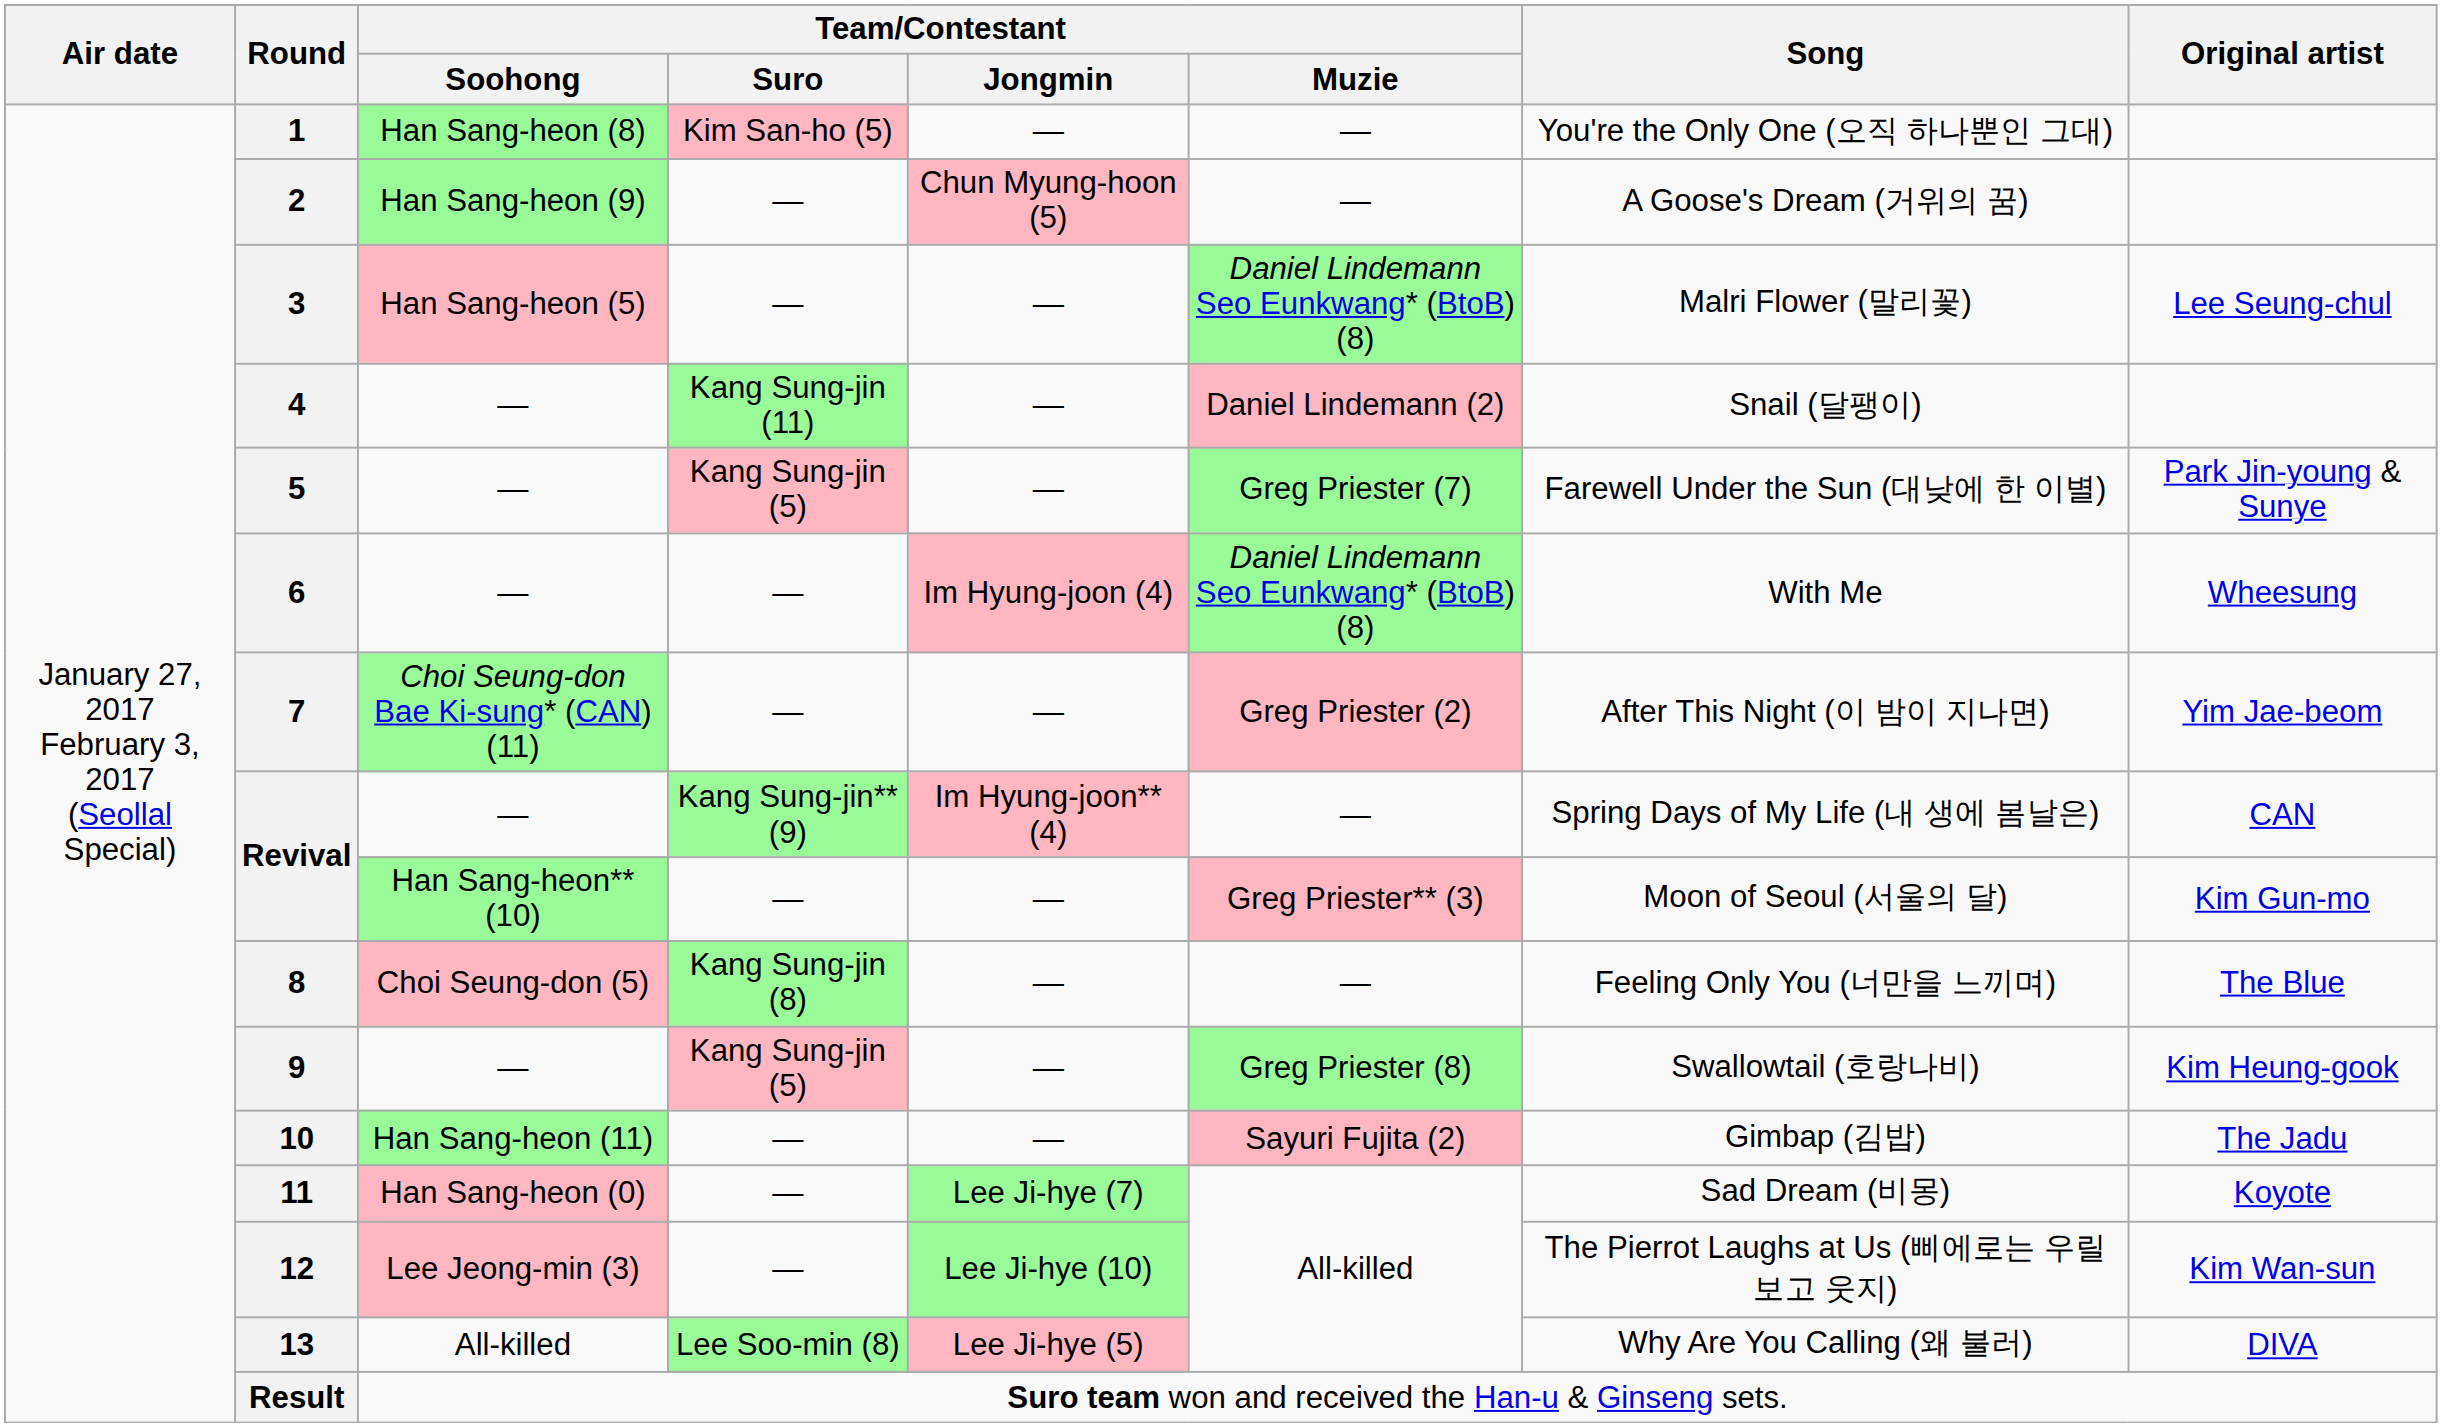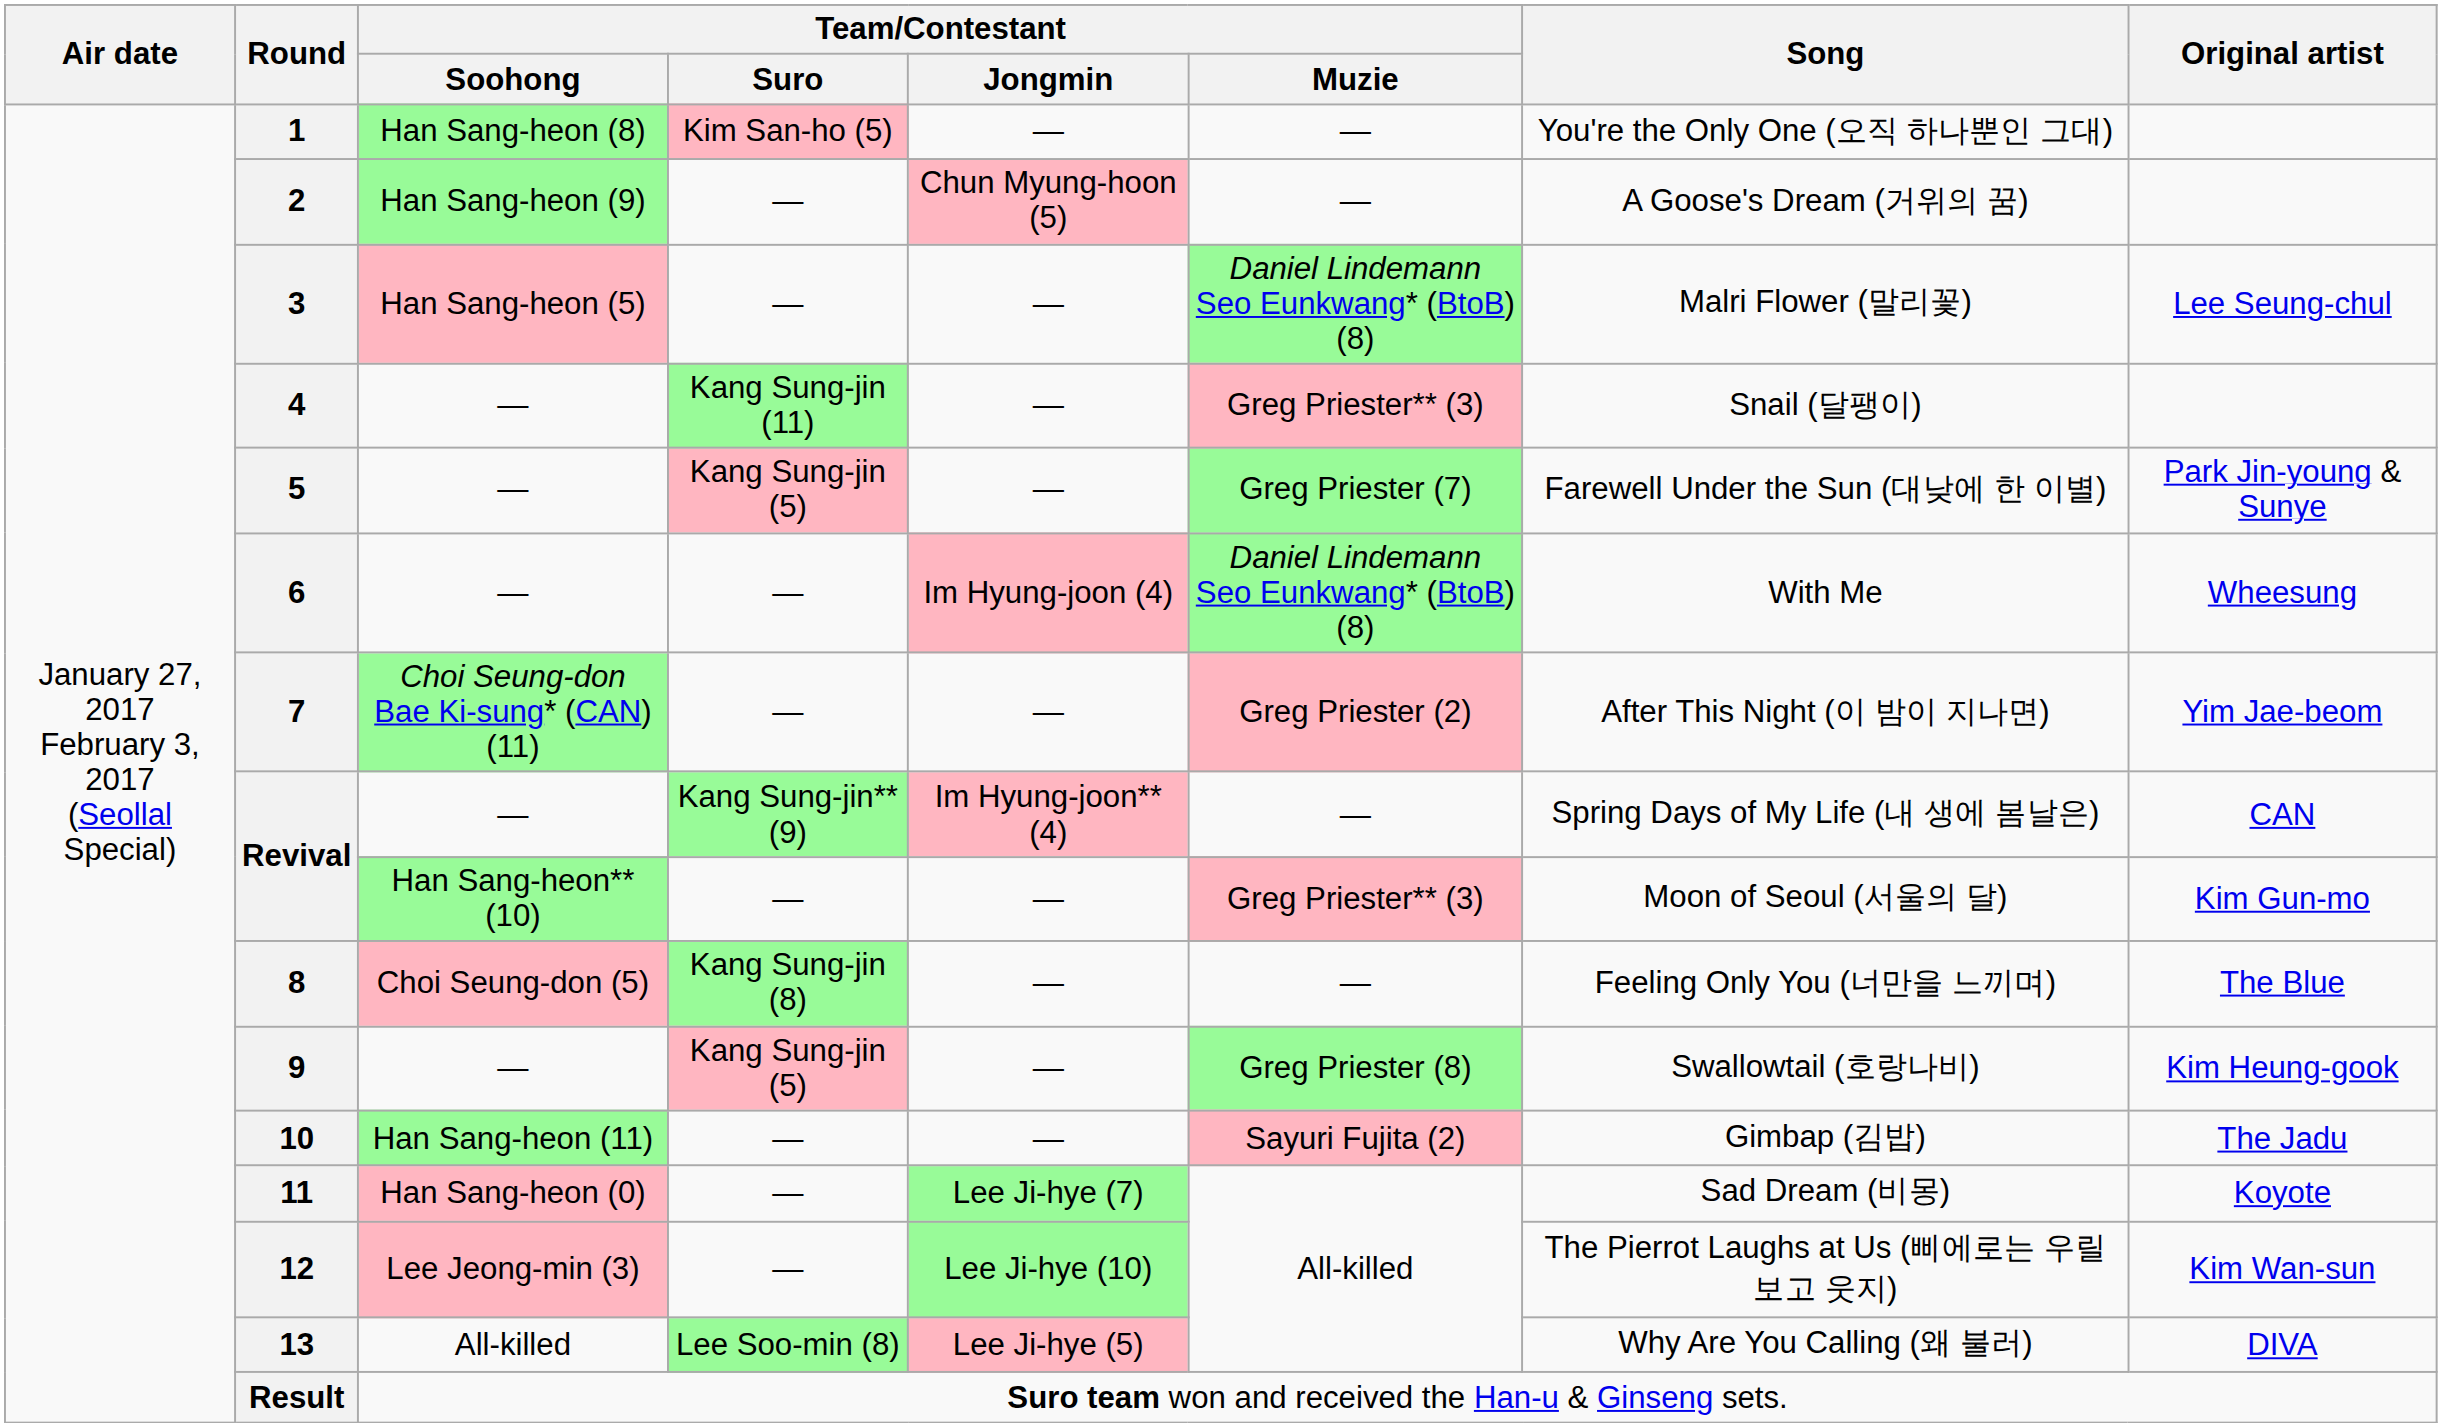(1355, 405) Daniel Lindemann (2) -> (1355, 405) Greg Priester** (3)
